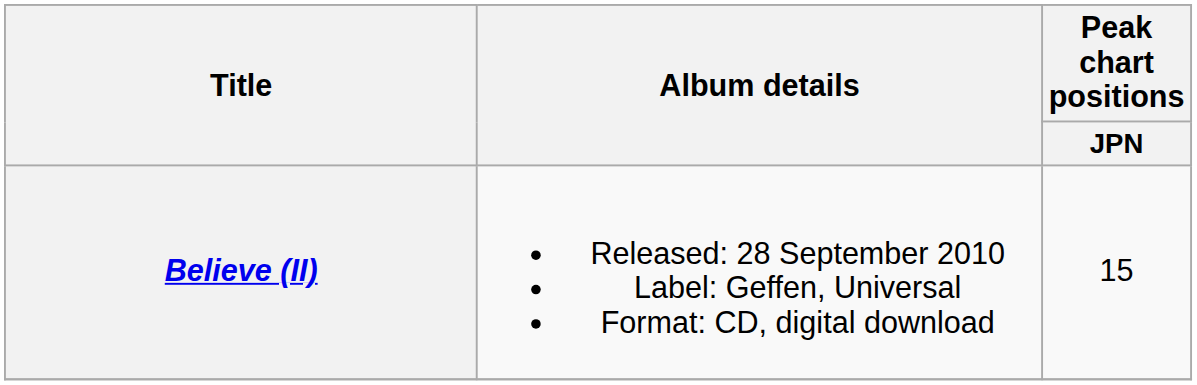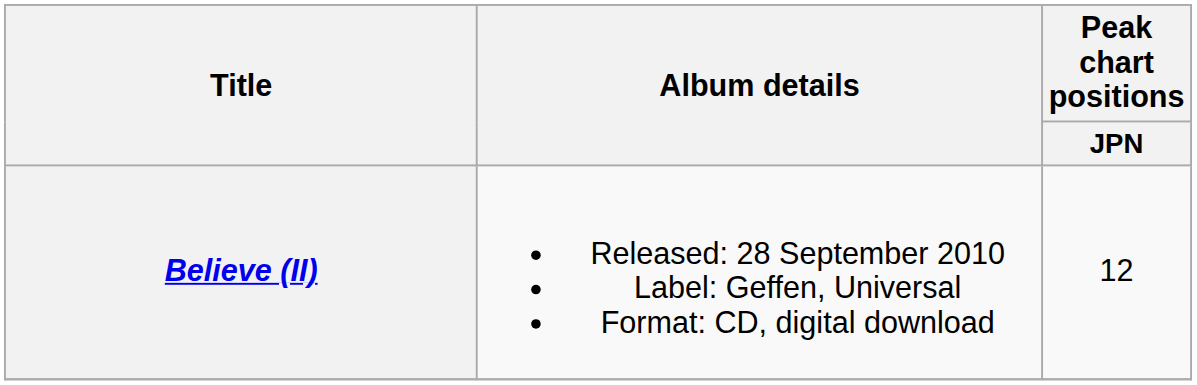(1117, 271) 15 -> (1117, 271) 12
